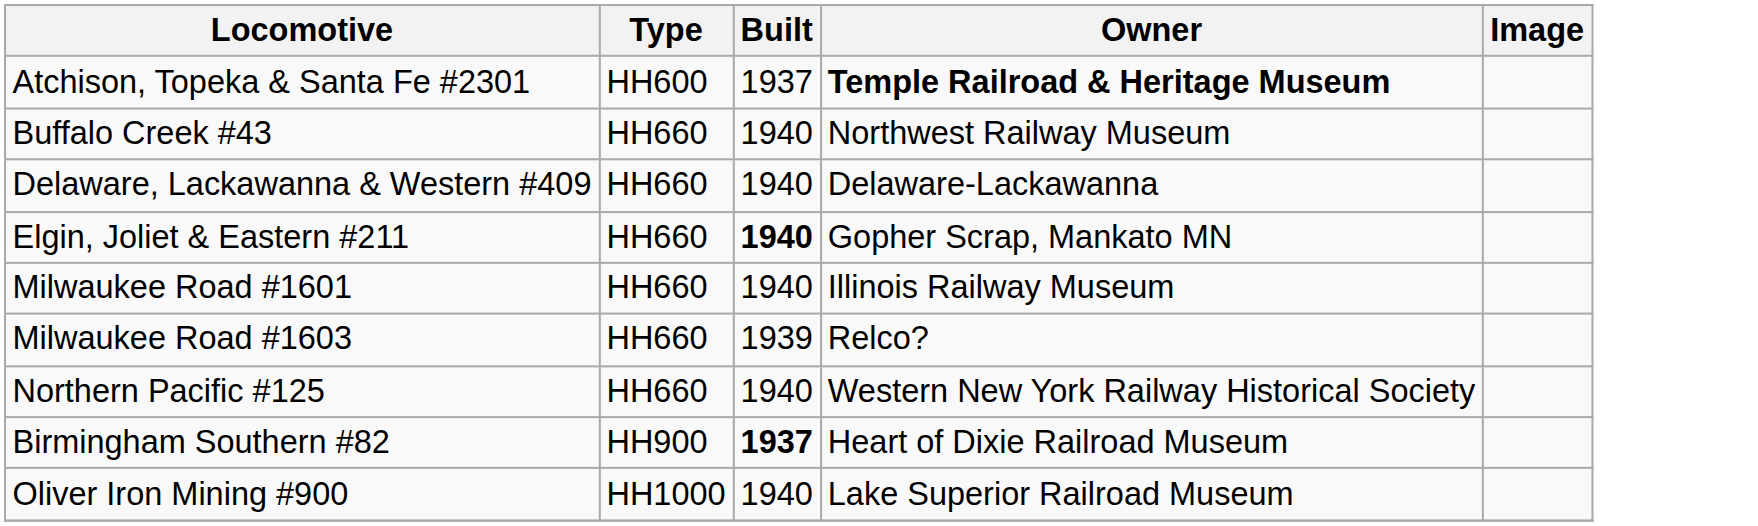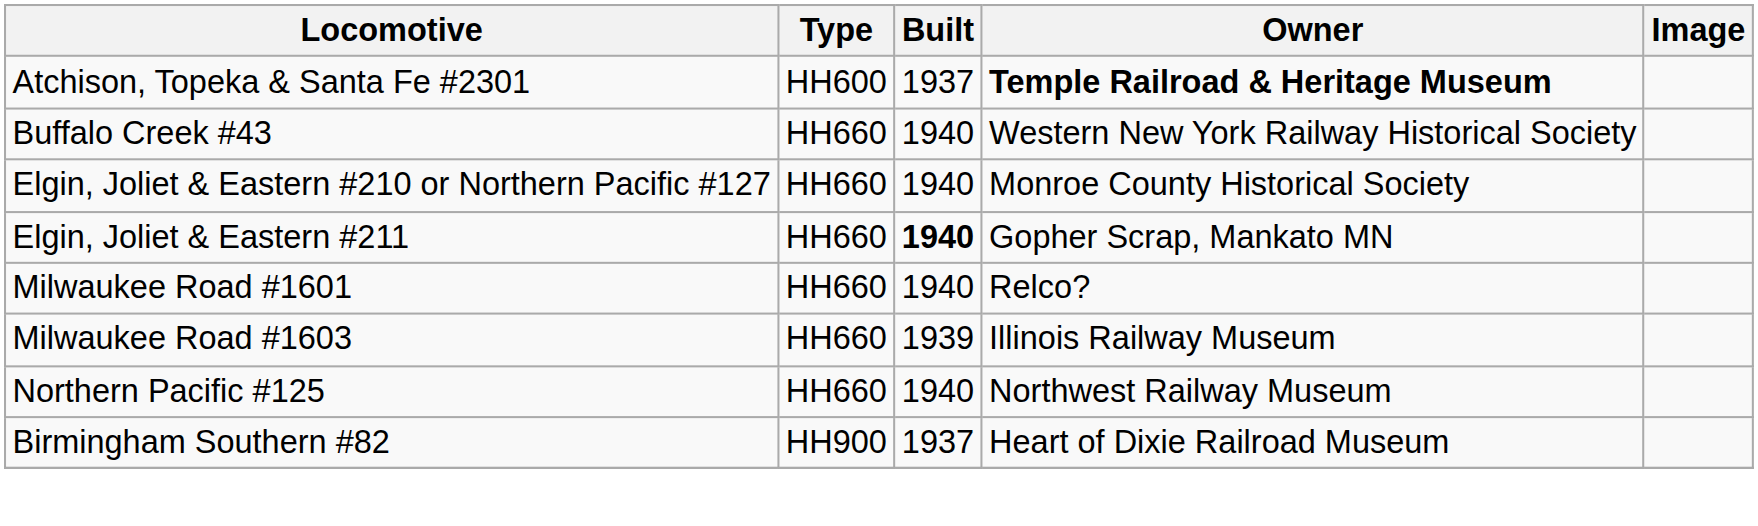(1029, 133) Northwest Railway Museum -> (1313, 133) Western New York Railway Historical Society
- row: (302, 184)
+ row: (392, 184)
(1001, 287) Illinois Railway Museum -> (1040, 287) Relco?
(878, 339) Relco? -> (1162, 339) Illinois Railway Museum
(1152, 390) Western New York Railway Historical Society -> (1190, 390) Northwest Railway Museum
(777, 442) bold -> (938, 442) normal
- row: (180, 493)
